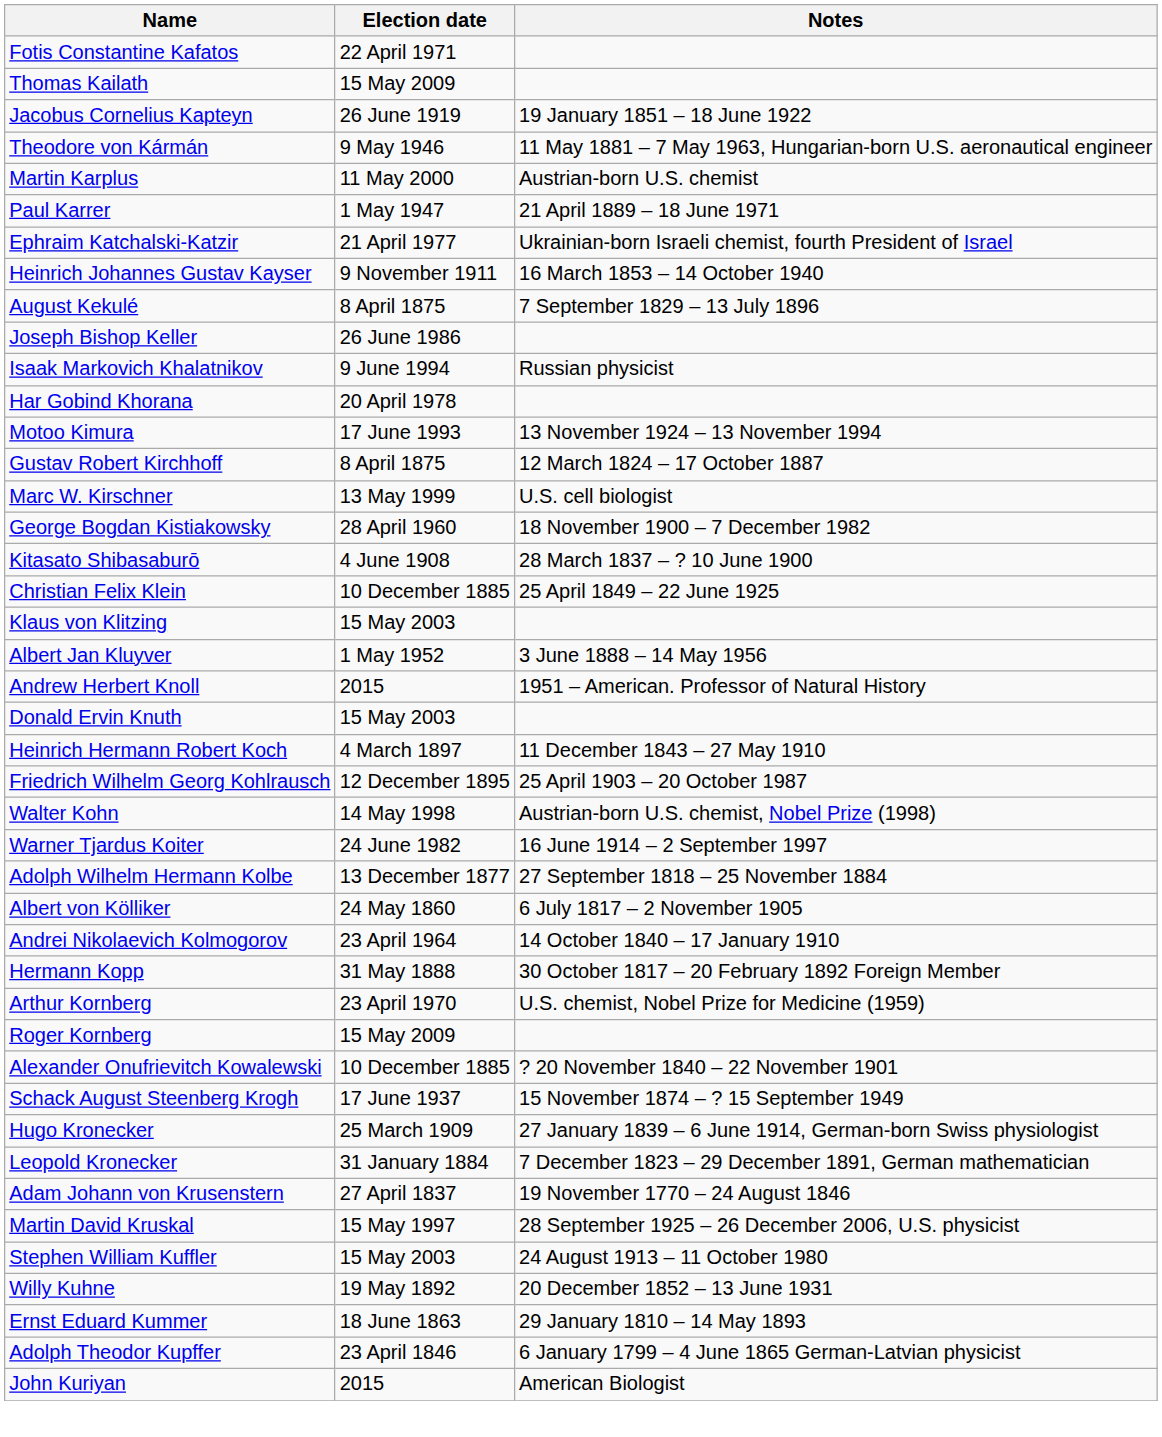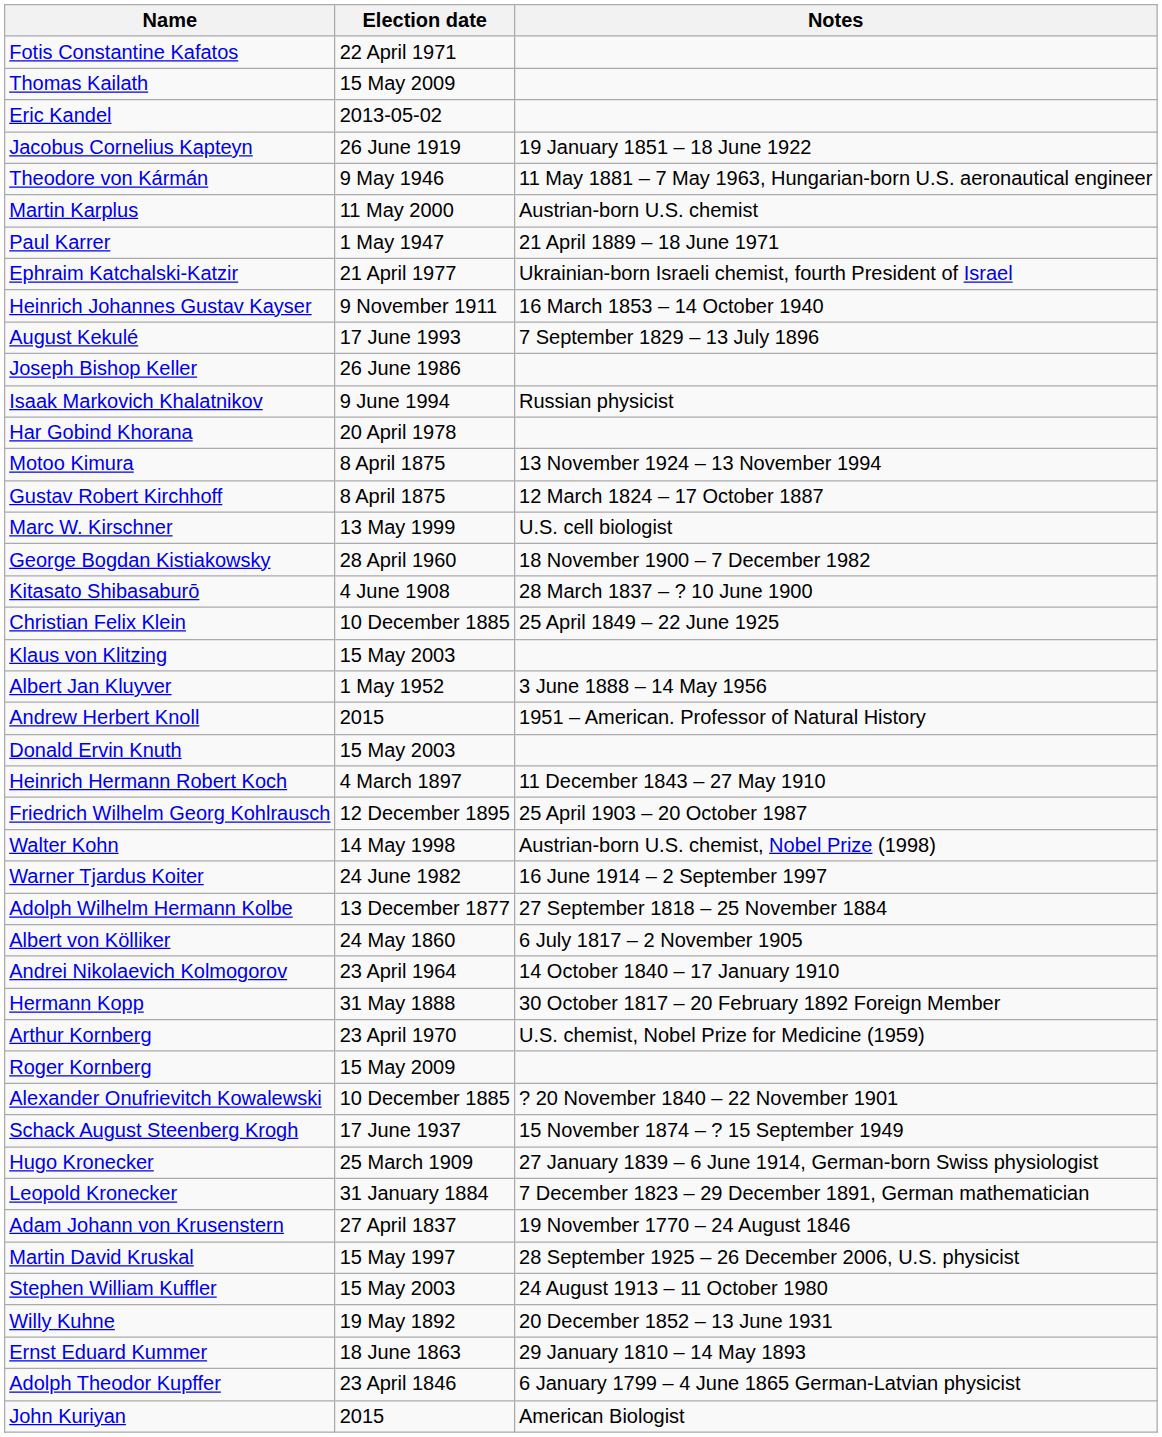+ row: (60, 115)
(393, 305) 8 April 1875 -> (400, 337) 17 June 1993
(400, 432) 17 June 1993 -> (393, 464) 8 April 1875
